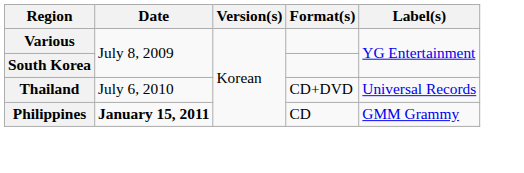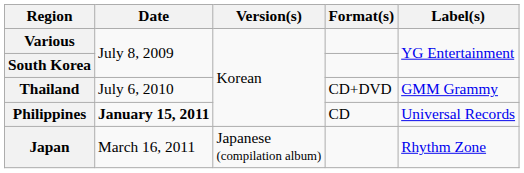(419, 89) Universal Records -> (450, 89) GMM Grammy
(411, 114) GMM Grammy -> (458, 114) Universal Records
+ row: (49, 147)
